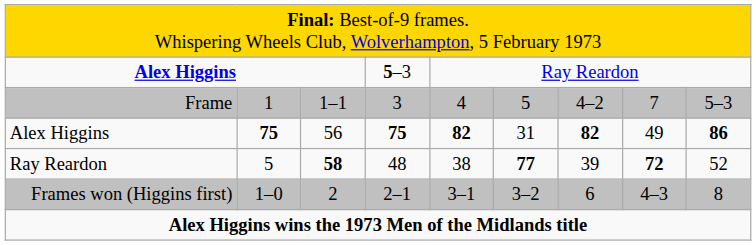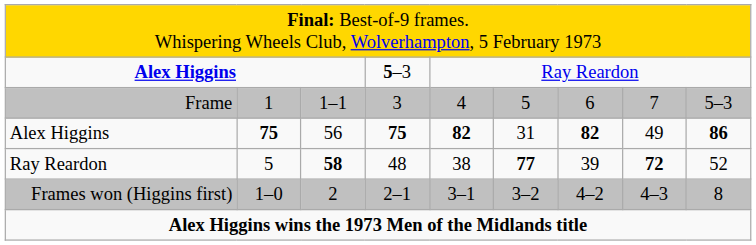(590, 103) 4–2 -> (590, 103) 6
(590, 194) 6 -> (590, 194) 4–2
